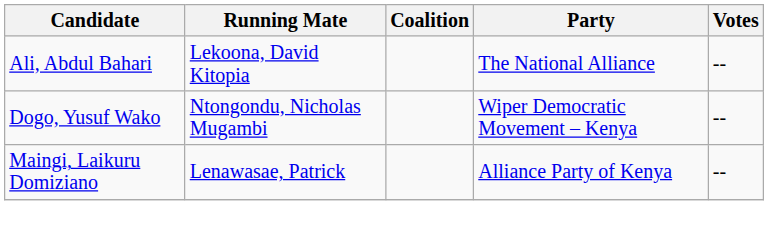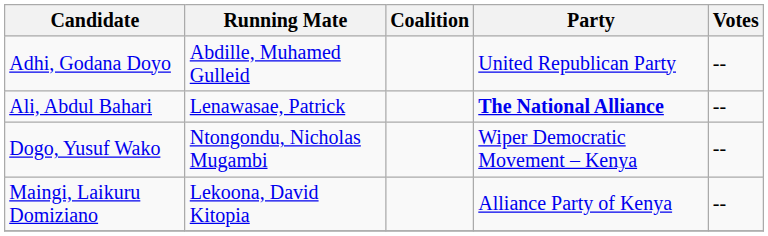+ row: (90, 63)
(254, 63) Lekoona, David Kitopia -> (267, 106) Lenawasae, Patrick
(567, 63) normal -> (571, 106) bold
(267, 171) Lenawasae, Patrick -> (254, 203) Lekoona, David Kitopia
